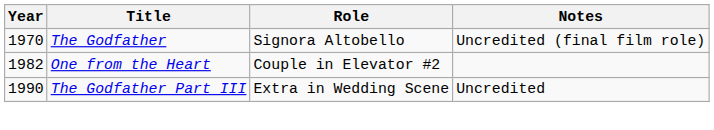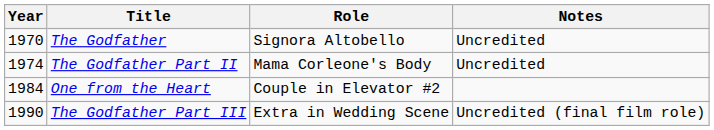(581, 41) Uncredited (final film role) -> (501, 41) Uncredited
+ row: (144, 65)
(26, 65) 1982 -> (26, 89) 1984
(501, 89) Uncredited -> (581, 113) Uncredited (final film role)
